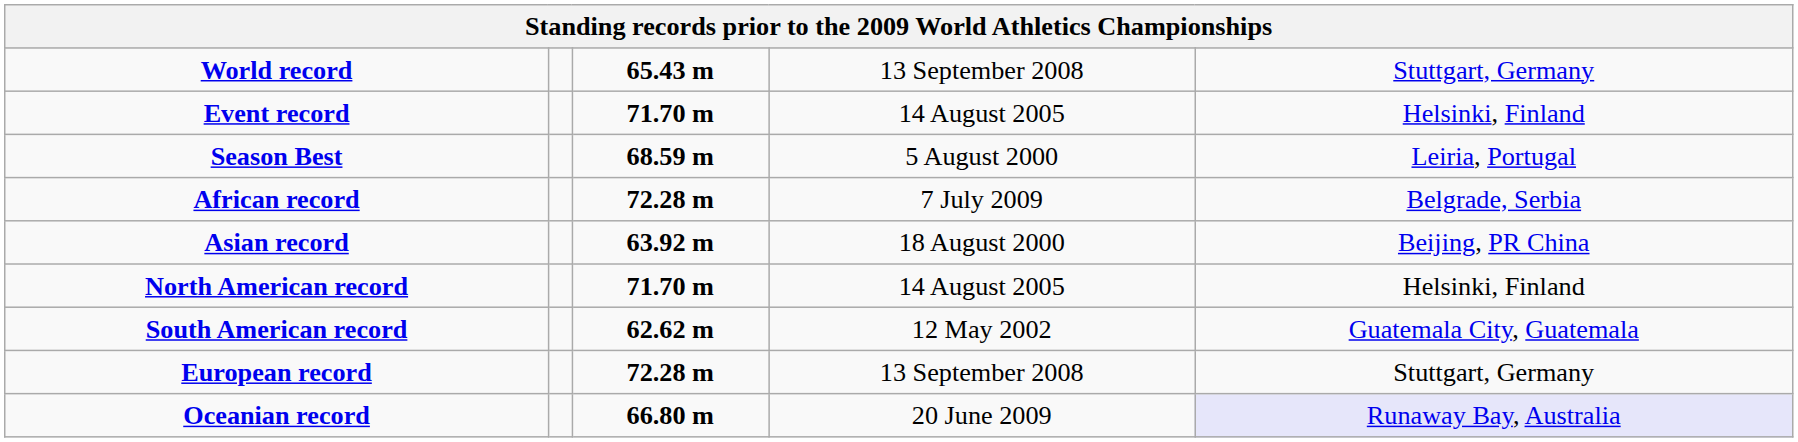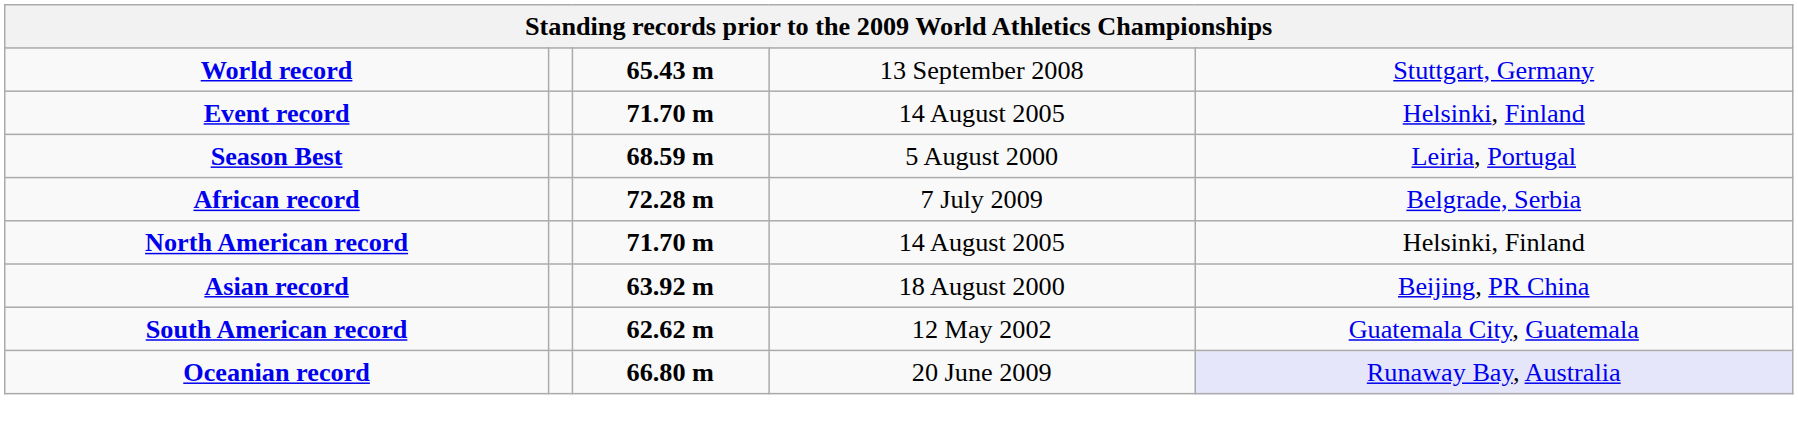rows swapped: (277, 242) <-> (277, 285)
- row: (277, 371)
